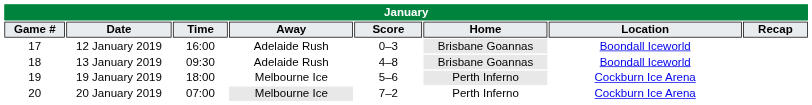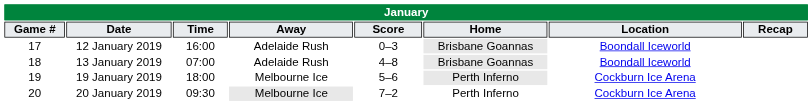(200, 62) 09:30 -> (200, 62) 07:00
(200, 93) 07:00 -> (200, 93) 09:30
